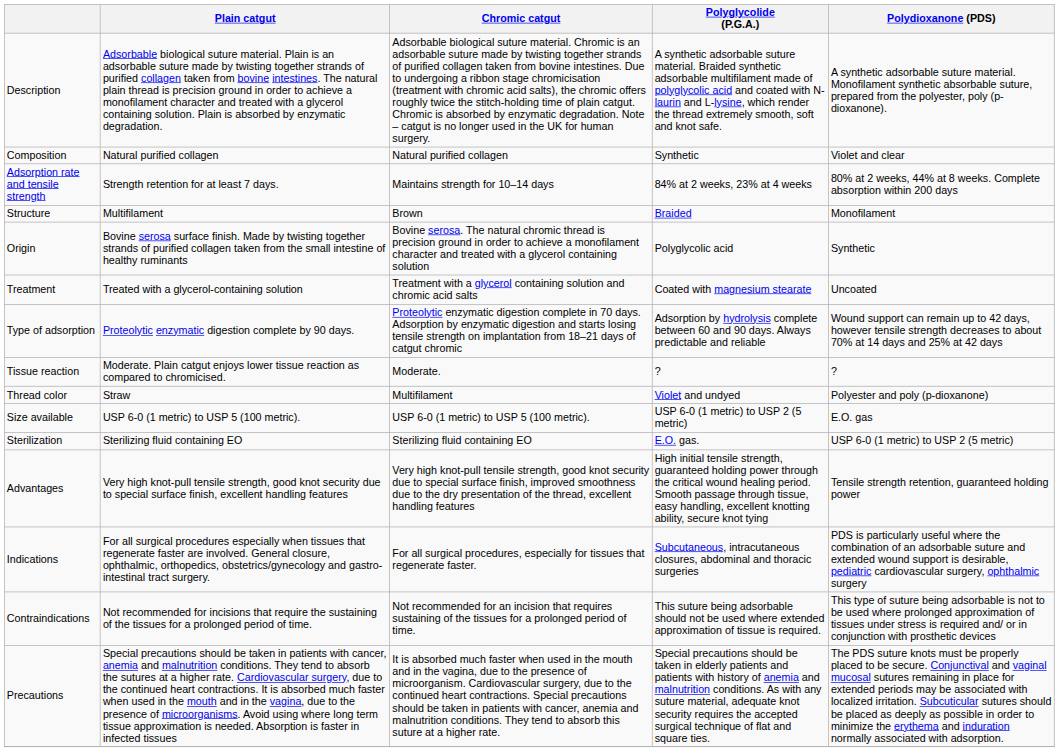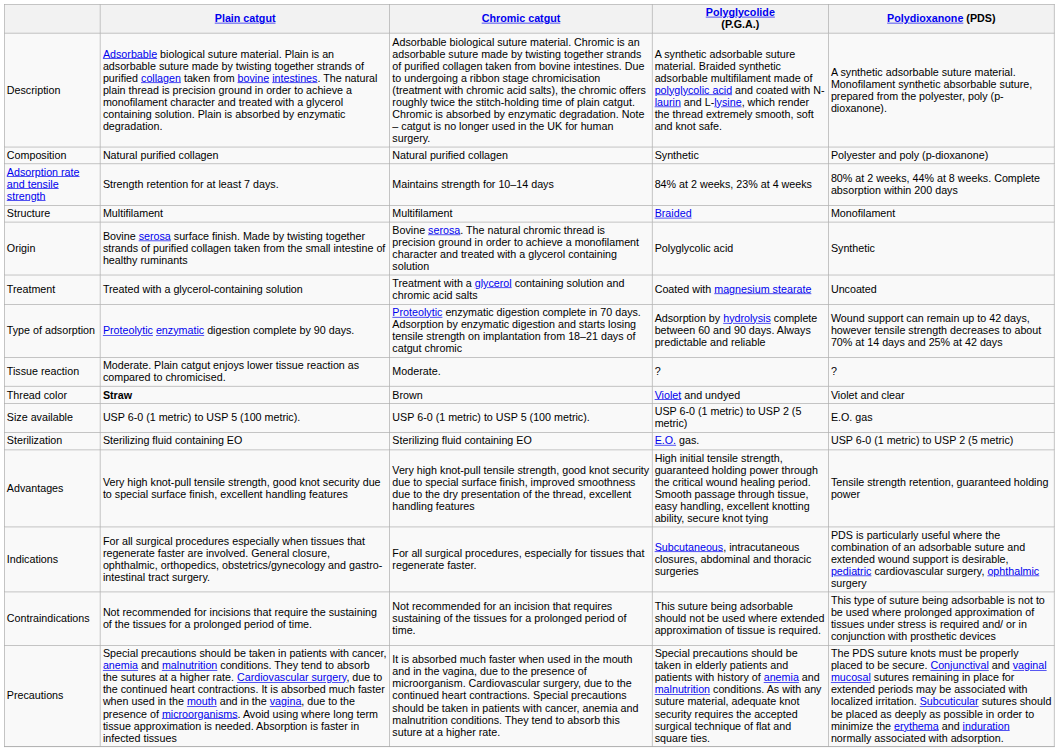(868, 155) Violet and clear -> (910, 155) Polyester and poly (p-dioxanone)
(408, 213) Brown -> (422, 213) Multifilament
(117, 395) normal -> (117, 395) bold
(422, 395) Multifilament -> (408, 395) Brown
(910, 395) Polyester and poly (p-dioxanone) -> (868, 395) Violet and clear
